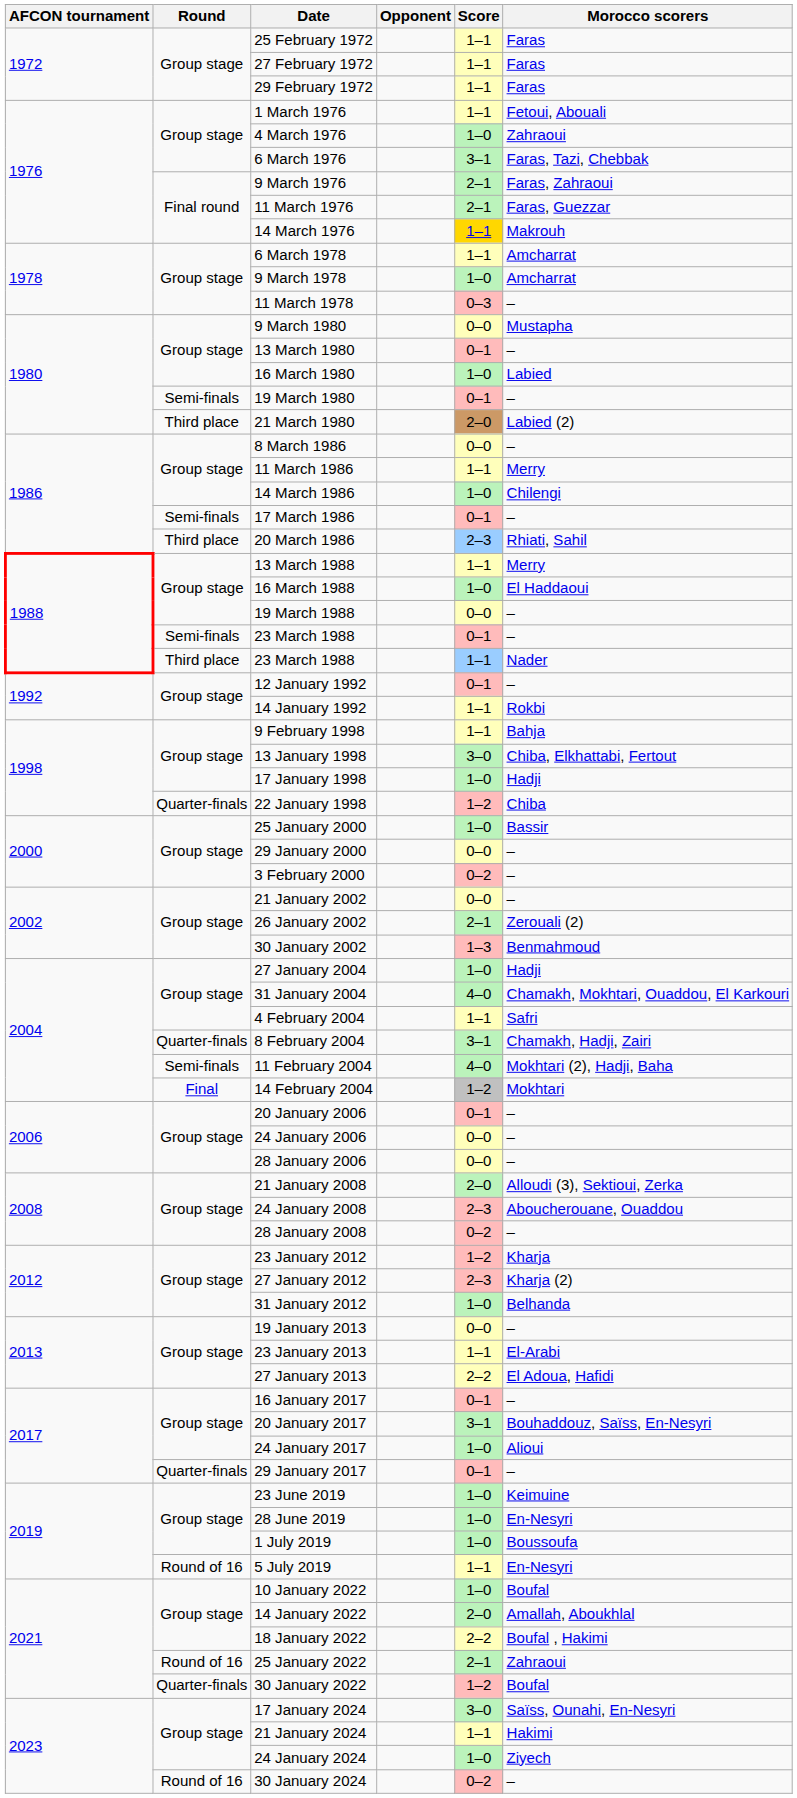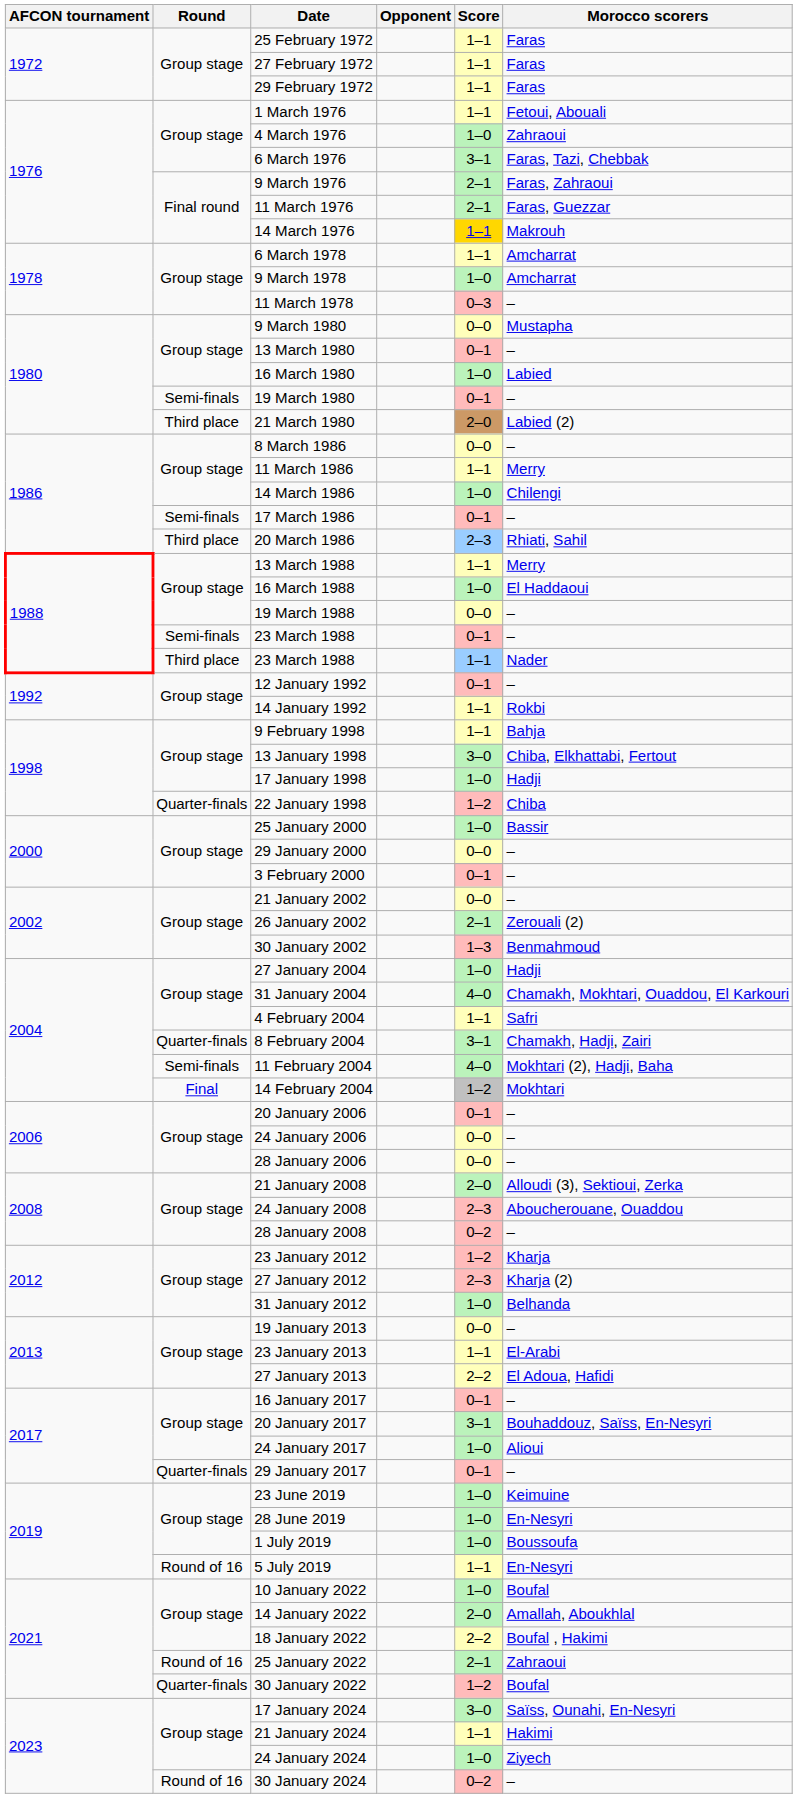(479, 875) 0–2 -> (479, 875) 0–1
